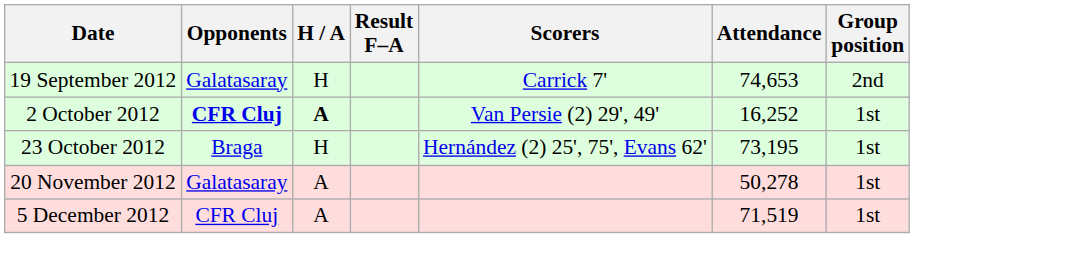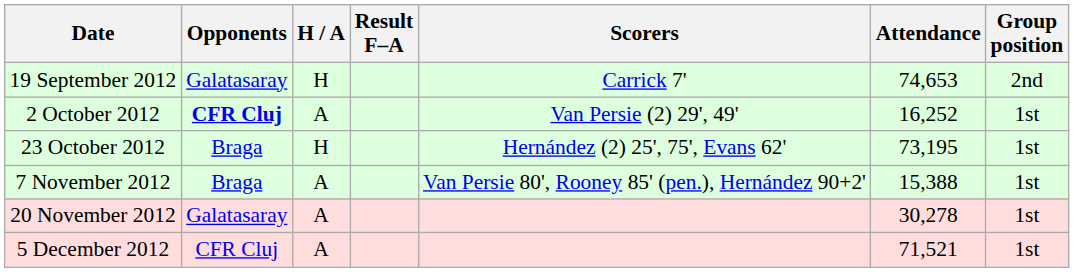(321, 113) bold -> (321, 113) normal
+ row: (93, 181)
(769, 181) 50,278 -> (928, 215) 30,278
(769, 215) 71,519 -> (928, 249) 71,521
